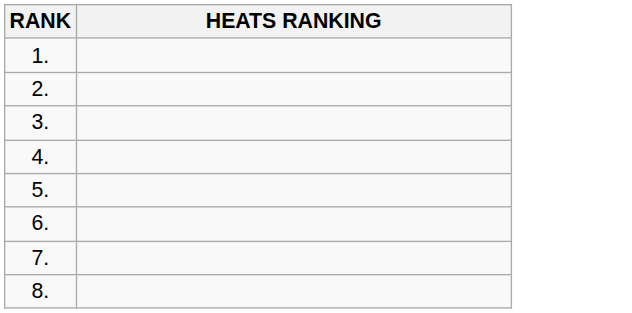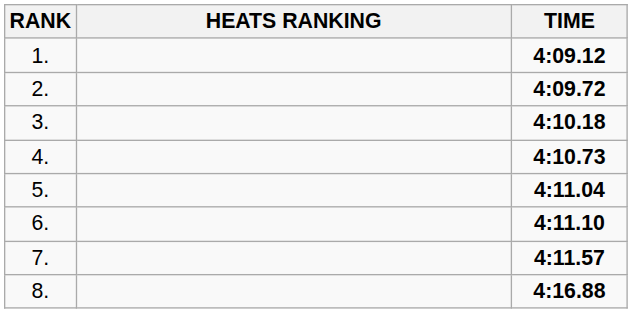+ column: (569, 21)
